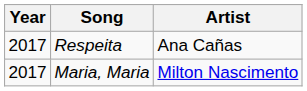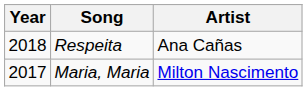(28, 45) 2017 -> (28, 45) 2018
